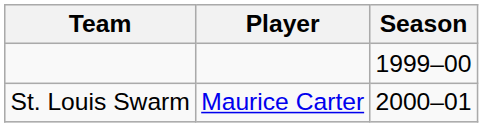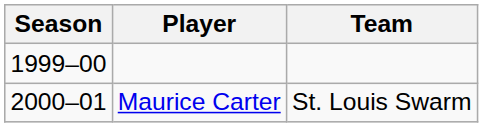columns swapped: (423, 24) <-> (100, 24)
